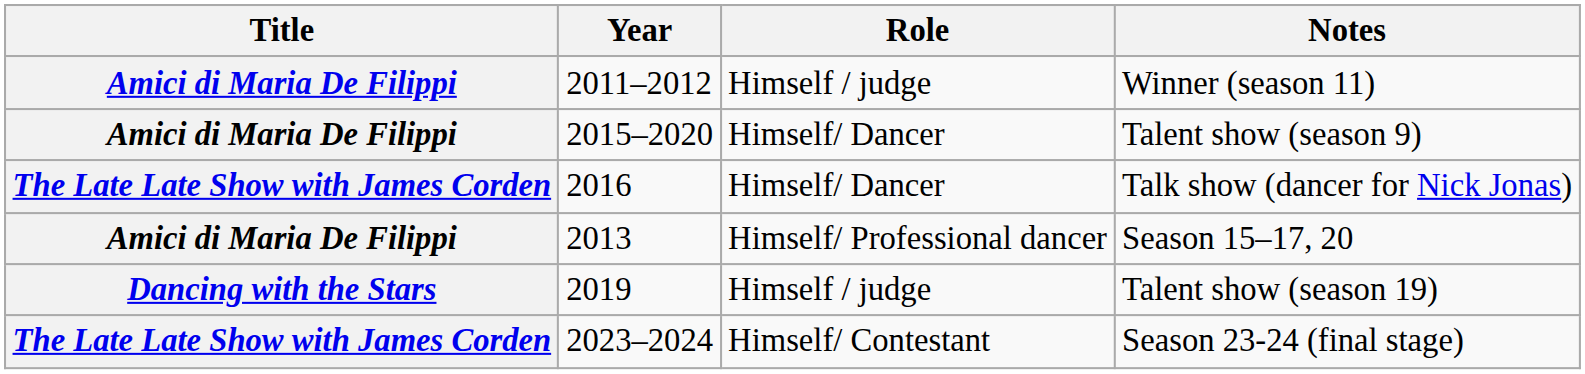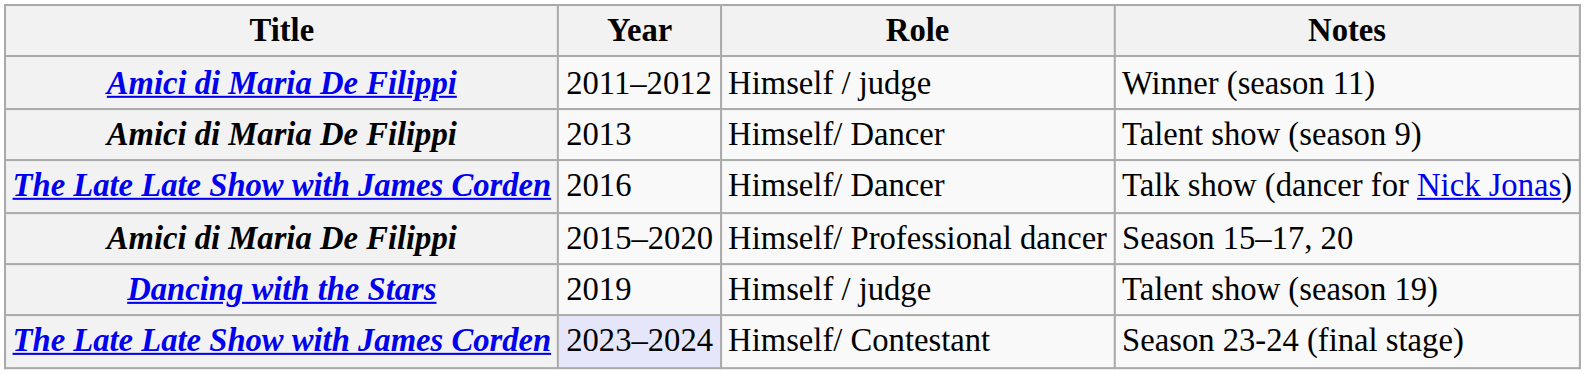(640, 133) 2015–2020 -> (599, 133) 2013
(599, 237) 2013 -> (640, 237) 2015–2020
(640, 340) no background -> (640, 340) lavender background
